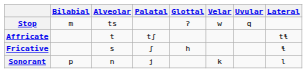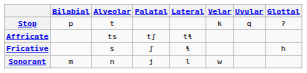columns swapped: (283, 11) <-> (188, 11)
(71, 23) m -> (71, 23) p
(112, 23) ts -> (112, 23) t
(220, 23) w -> (220, 23) k
(112, 36) t -> (112, 36) ts
(71, 62) p -> (71, 62) m
(220, 62) k -> (220, 62) w
